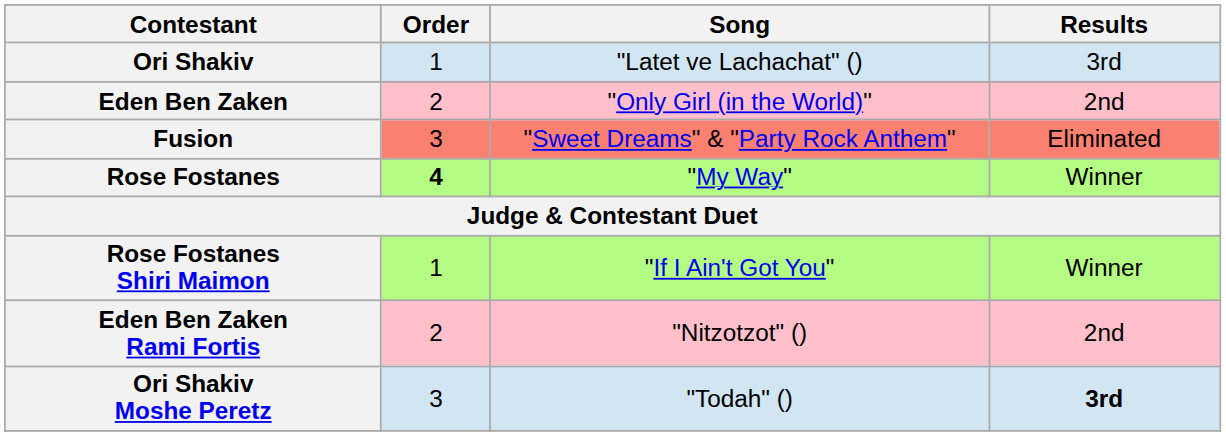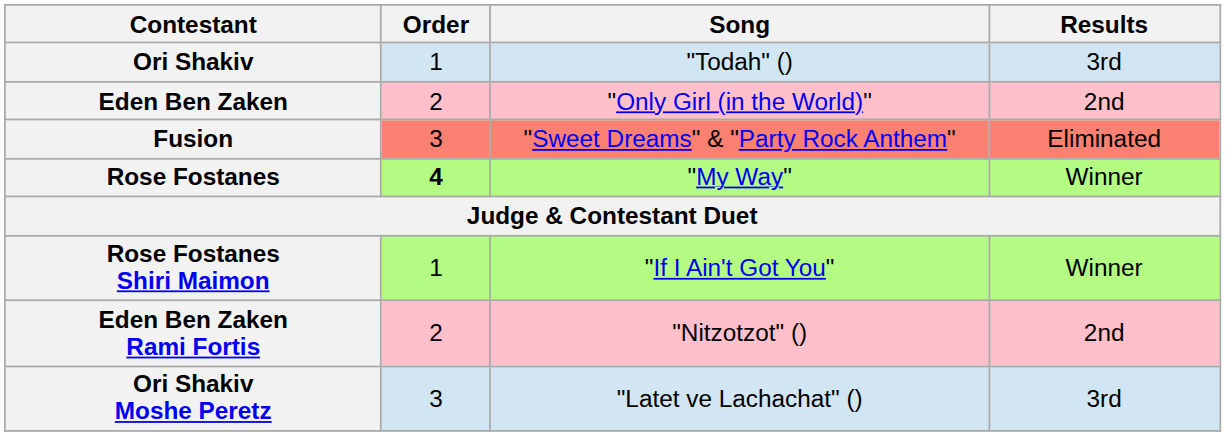(740, 62) "Latet ve Lachachat" () -> (740, 62) "Todah" ()
(740, 398) "Todah" () -> (740, 398) "Latet ve Lachachat" ()
(1104, 398) bold -> (1104, 398) normal
